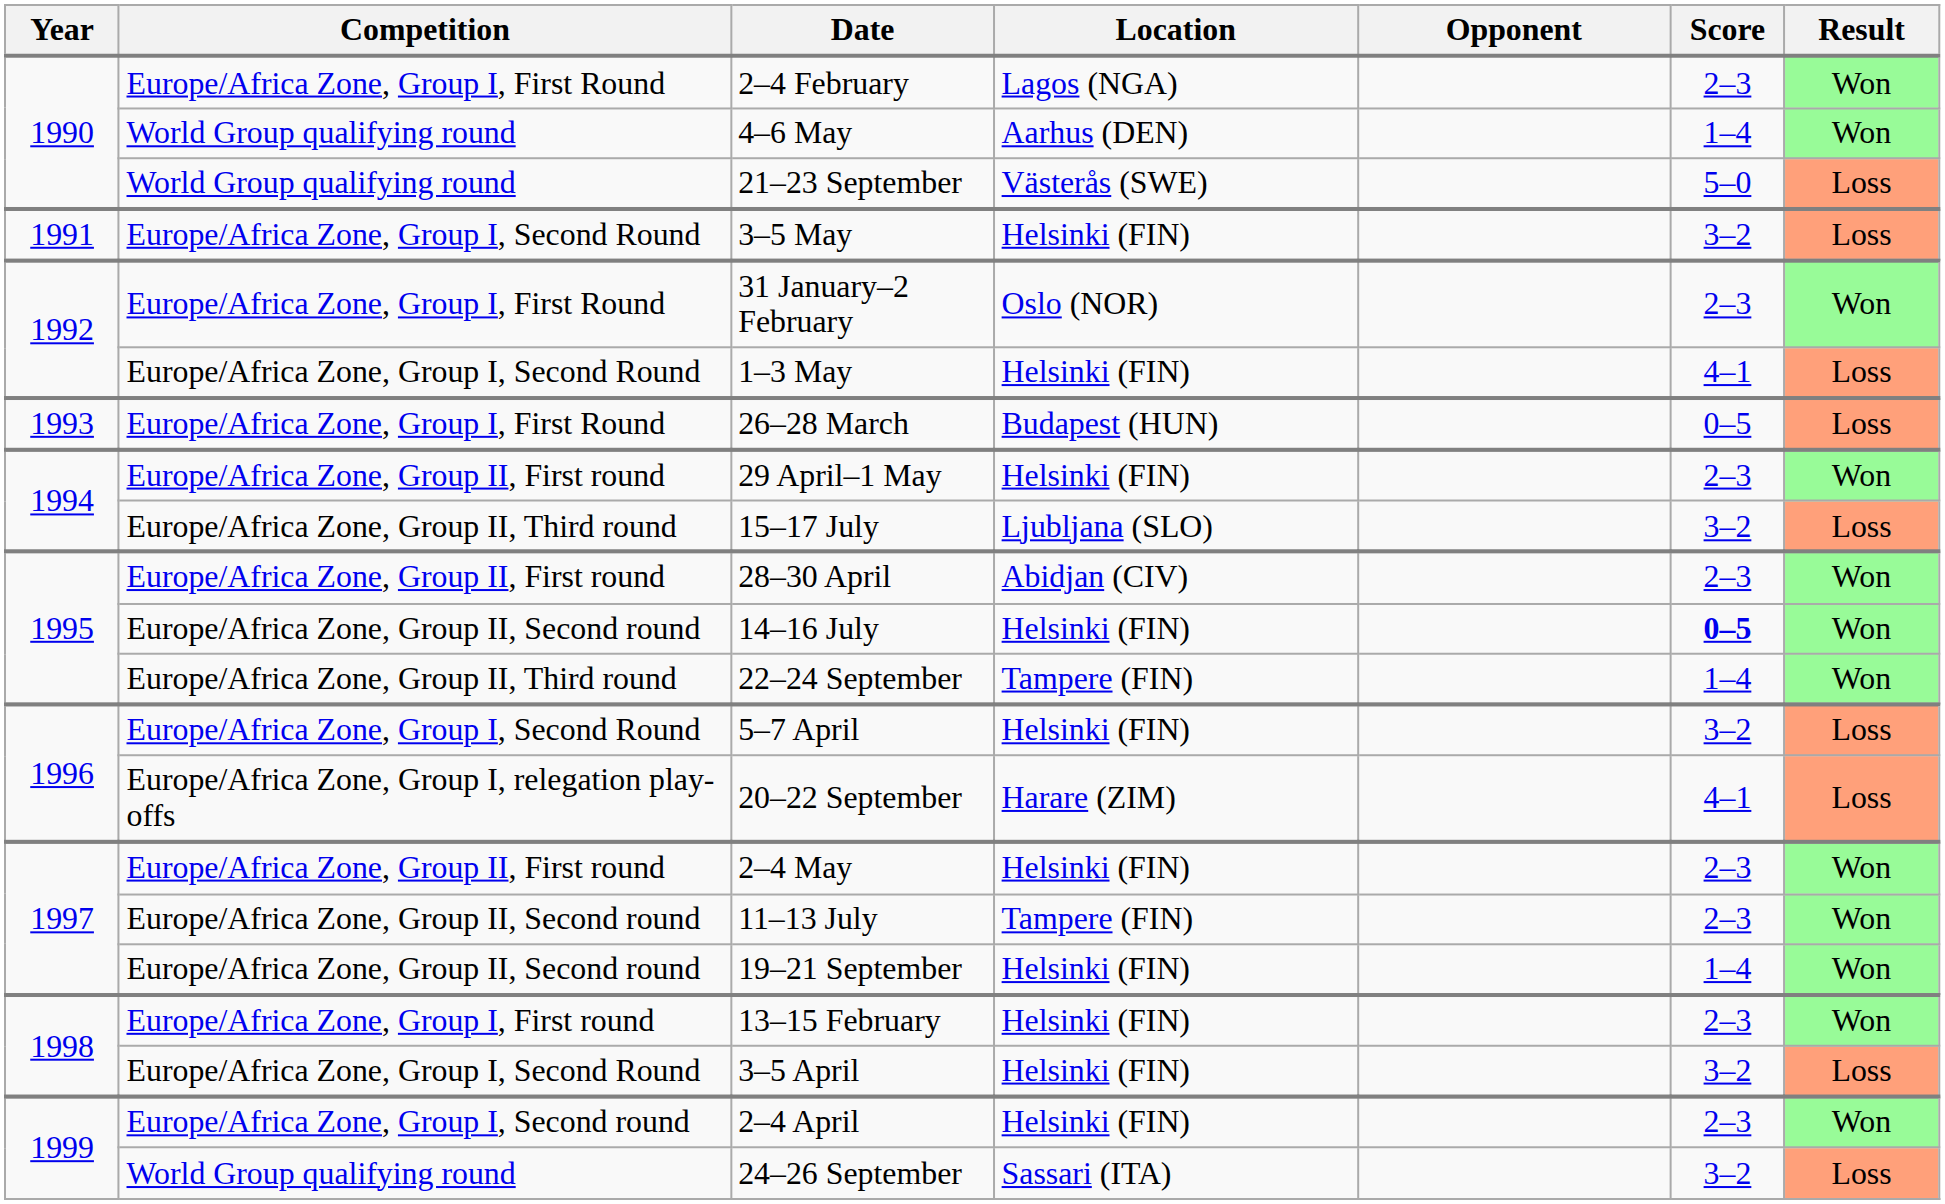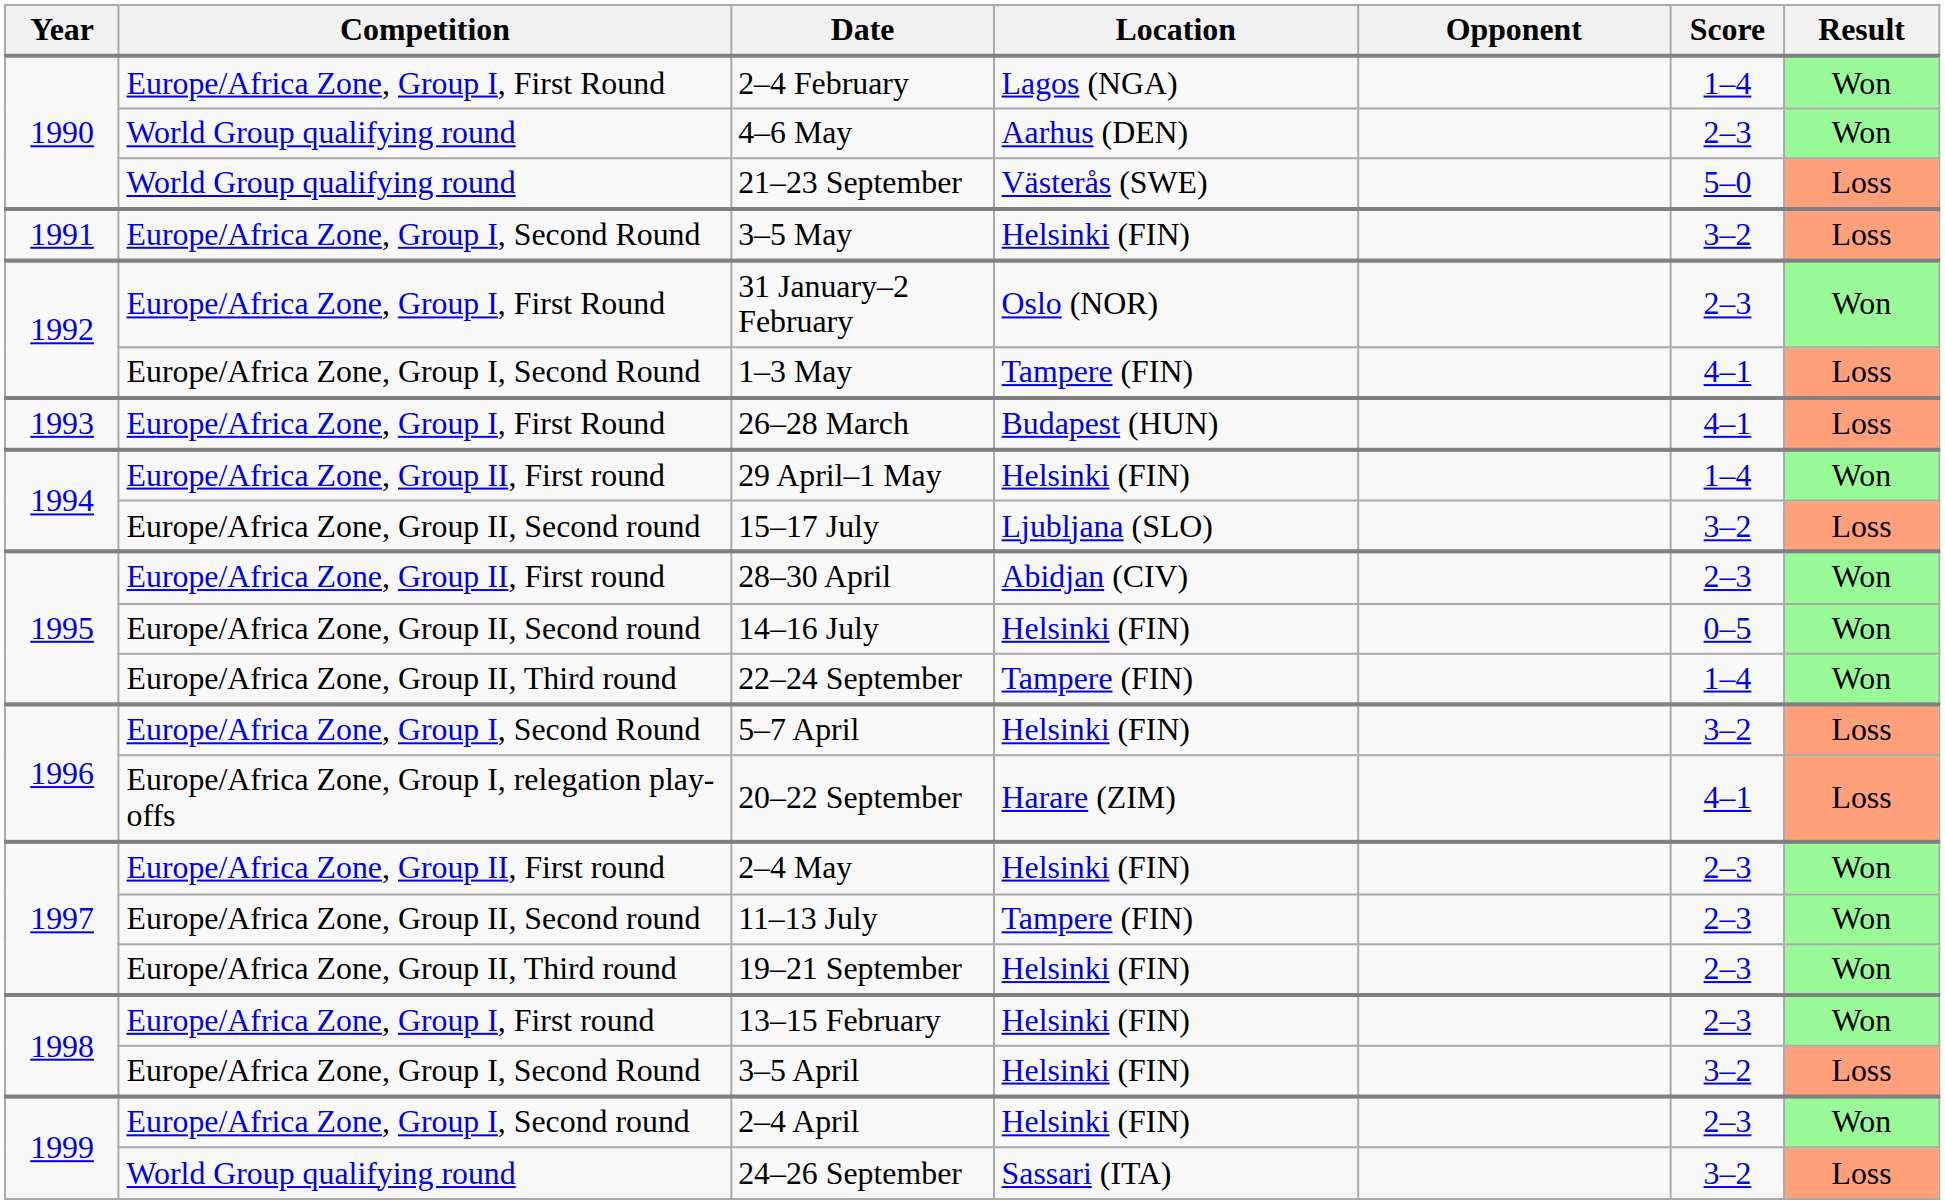(1727, 82) 2–3 -> (1727, 82) 1–4
(1727, 132) 1–4 -> (1727, 132) 2–3
(1096, 372) Helsinki (FIN) -> (1097, 372) Tampere (FIN)
(1727, 424) 0–5 -> (1727, 424) 4–1
(1727, 475) 2–3 -> (1727, 475) 1–4
(402, 526) Europe/Africa Zone, Group II, Third round -> (413, 526) Europe/Africa Zone, Group II, Second round
(1727, 627) bold -> (1727, 627) normal
(413, 968) Europe/Africa Zone, Group II, Second round -> (402, 968) Europe/Africa Zone, Group II, Third round
(1727, 968) 1–4 -> (1727, 968) 2–3
